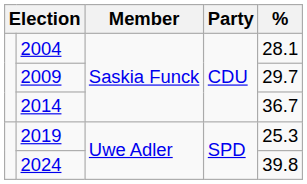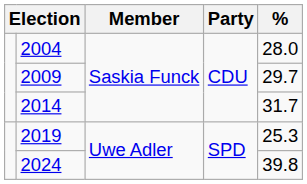(280, 48) 28.1 -> (280, 48) 28.0
(280, 106) 36.7 -> (280, 106) 31.7
